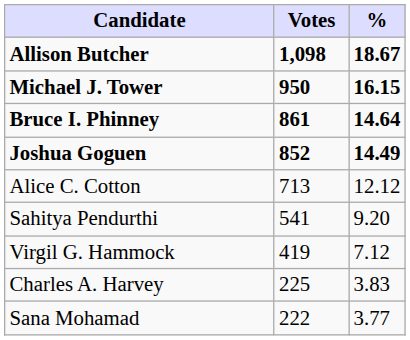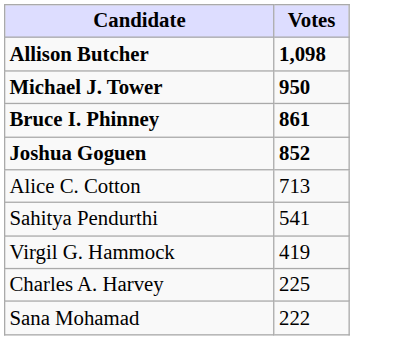- column: (377, 20)
